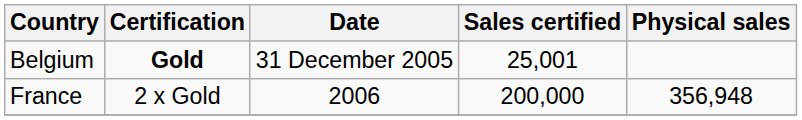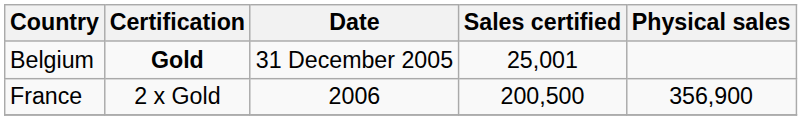(542, 96) 200,000 -> (542, 96) 200,500
(711, 96) 356,948 -> (711, 96) 356,900
